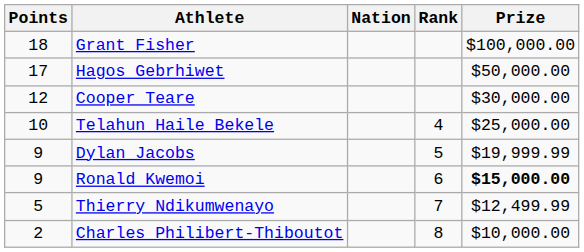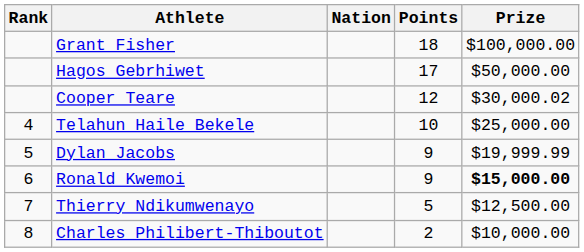columns swapped: (438, 18) <-> (38, 18)
(521, 99) $30,000.00 -> (521, 99) $30,000.02
(521, 206) $12,499.99 -> (521, 206) $12,500.00
